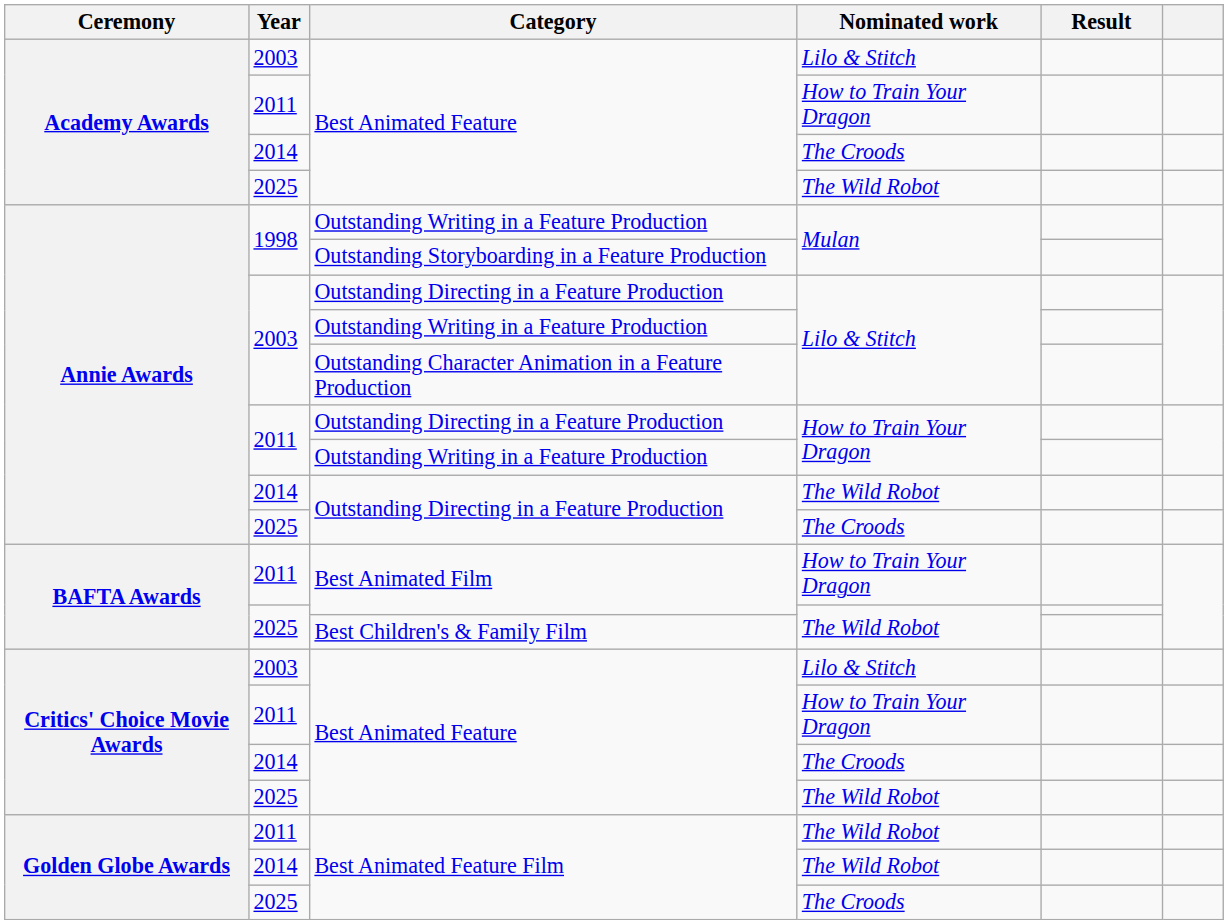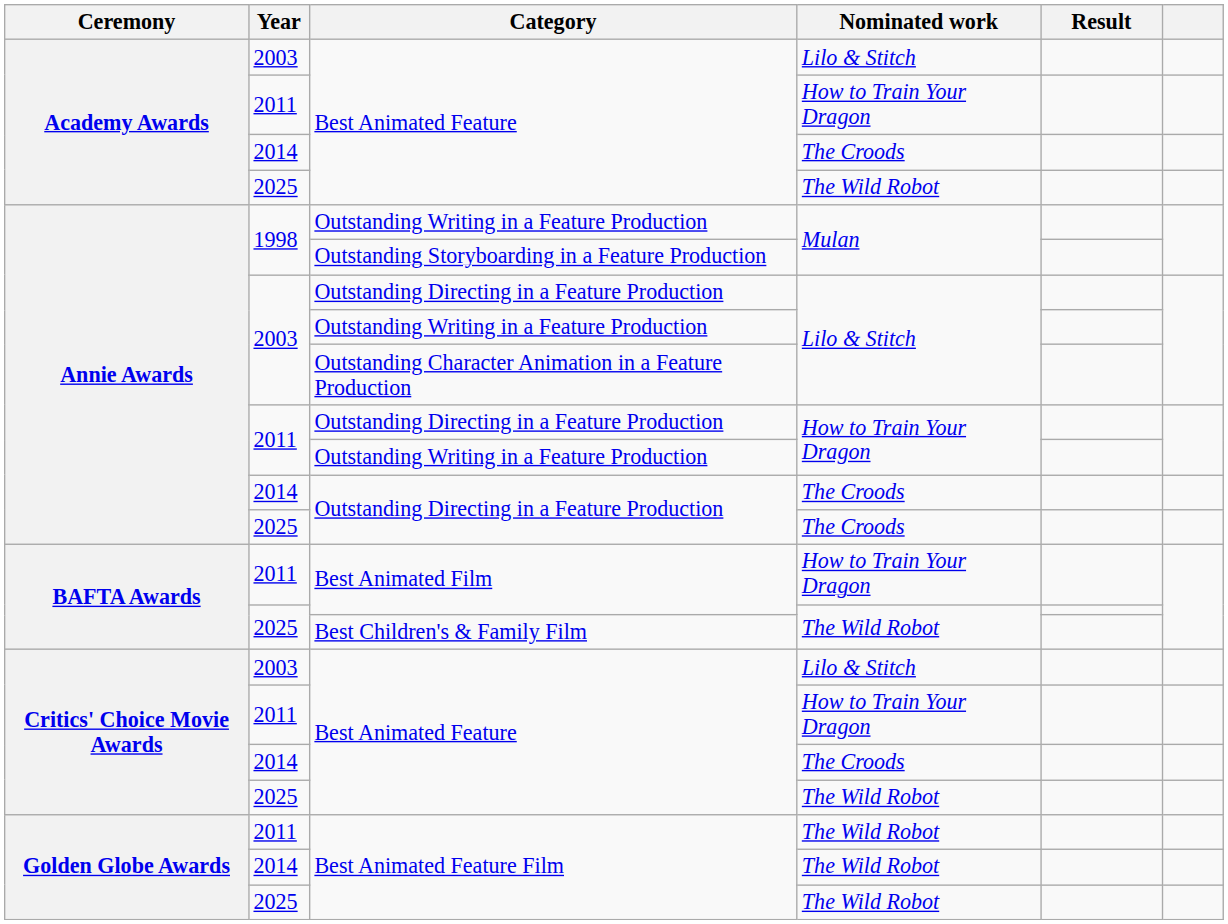(871, 491) The Wild Robot -> (853, 491) The Croods
(853, 901) The Croods -> (871, 901) The Wild Robot
